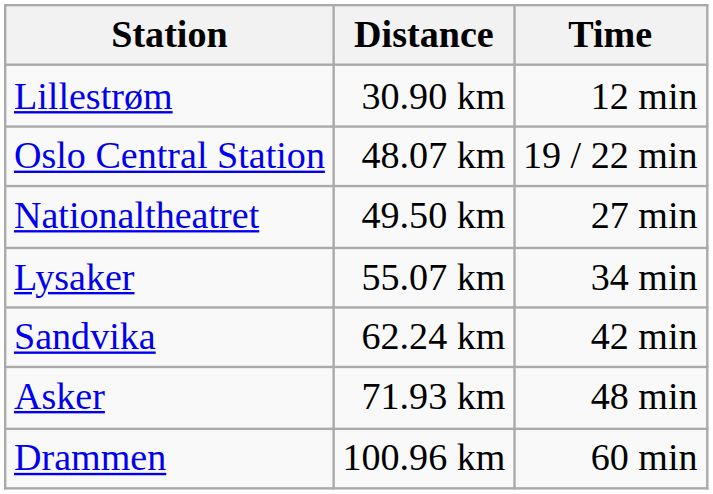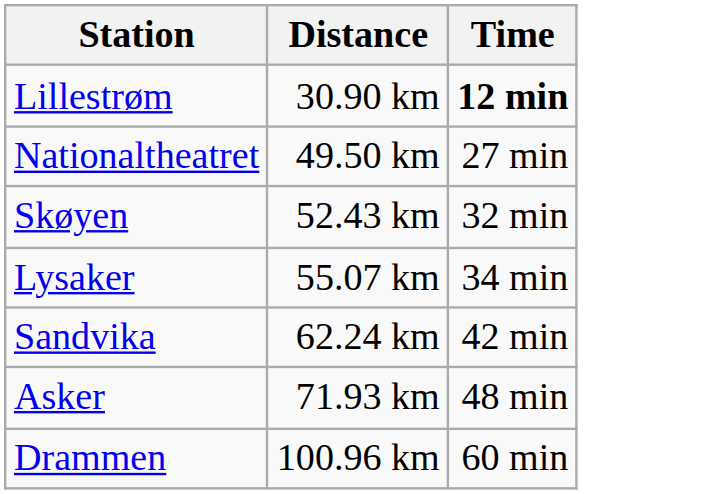(644, 95) normal -> (513, 95) bold
- row: (169, 155)
+ row: (71, 215)
